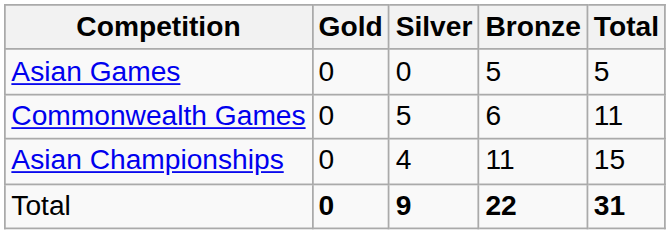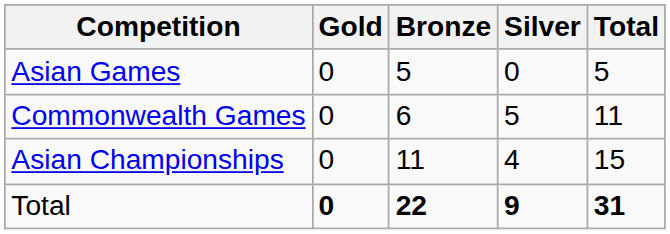columns swapped: (434, 26) <-> (533, 26)
